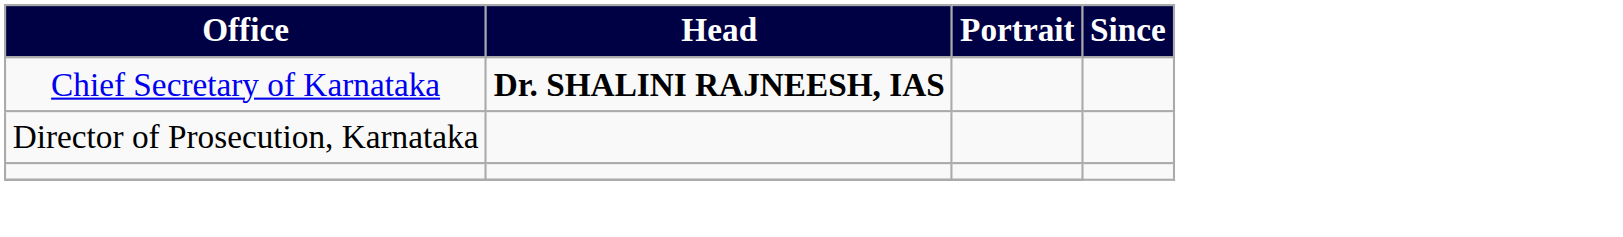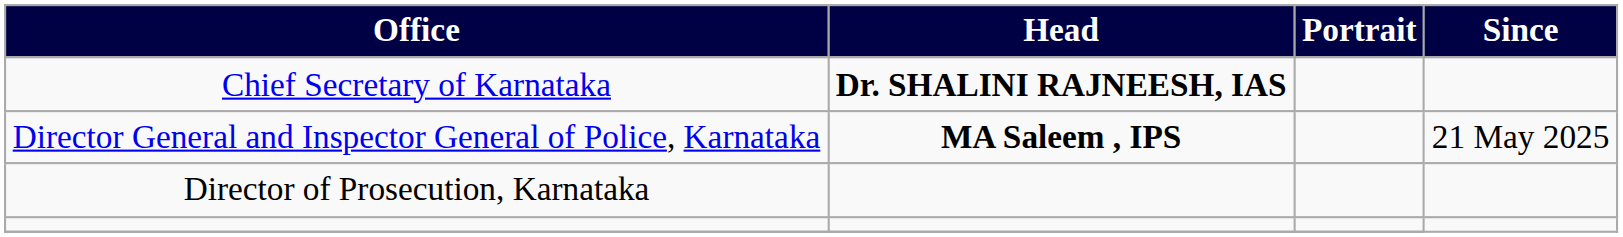+ row: (417, 136)
